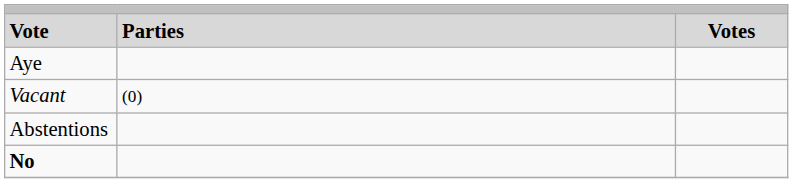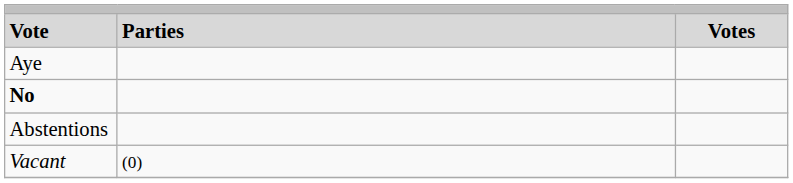rows swapped: (22, 161) <-> (37, 95)
